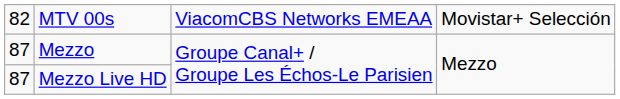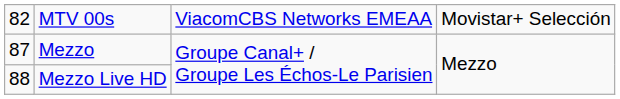(19, 79) 87 -> (19, 79) 88
